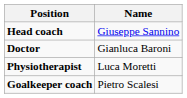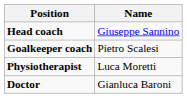rows swapped: (50, 84) <-> (23, 48)
